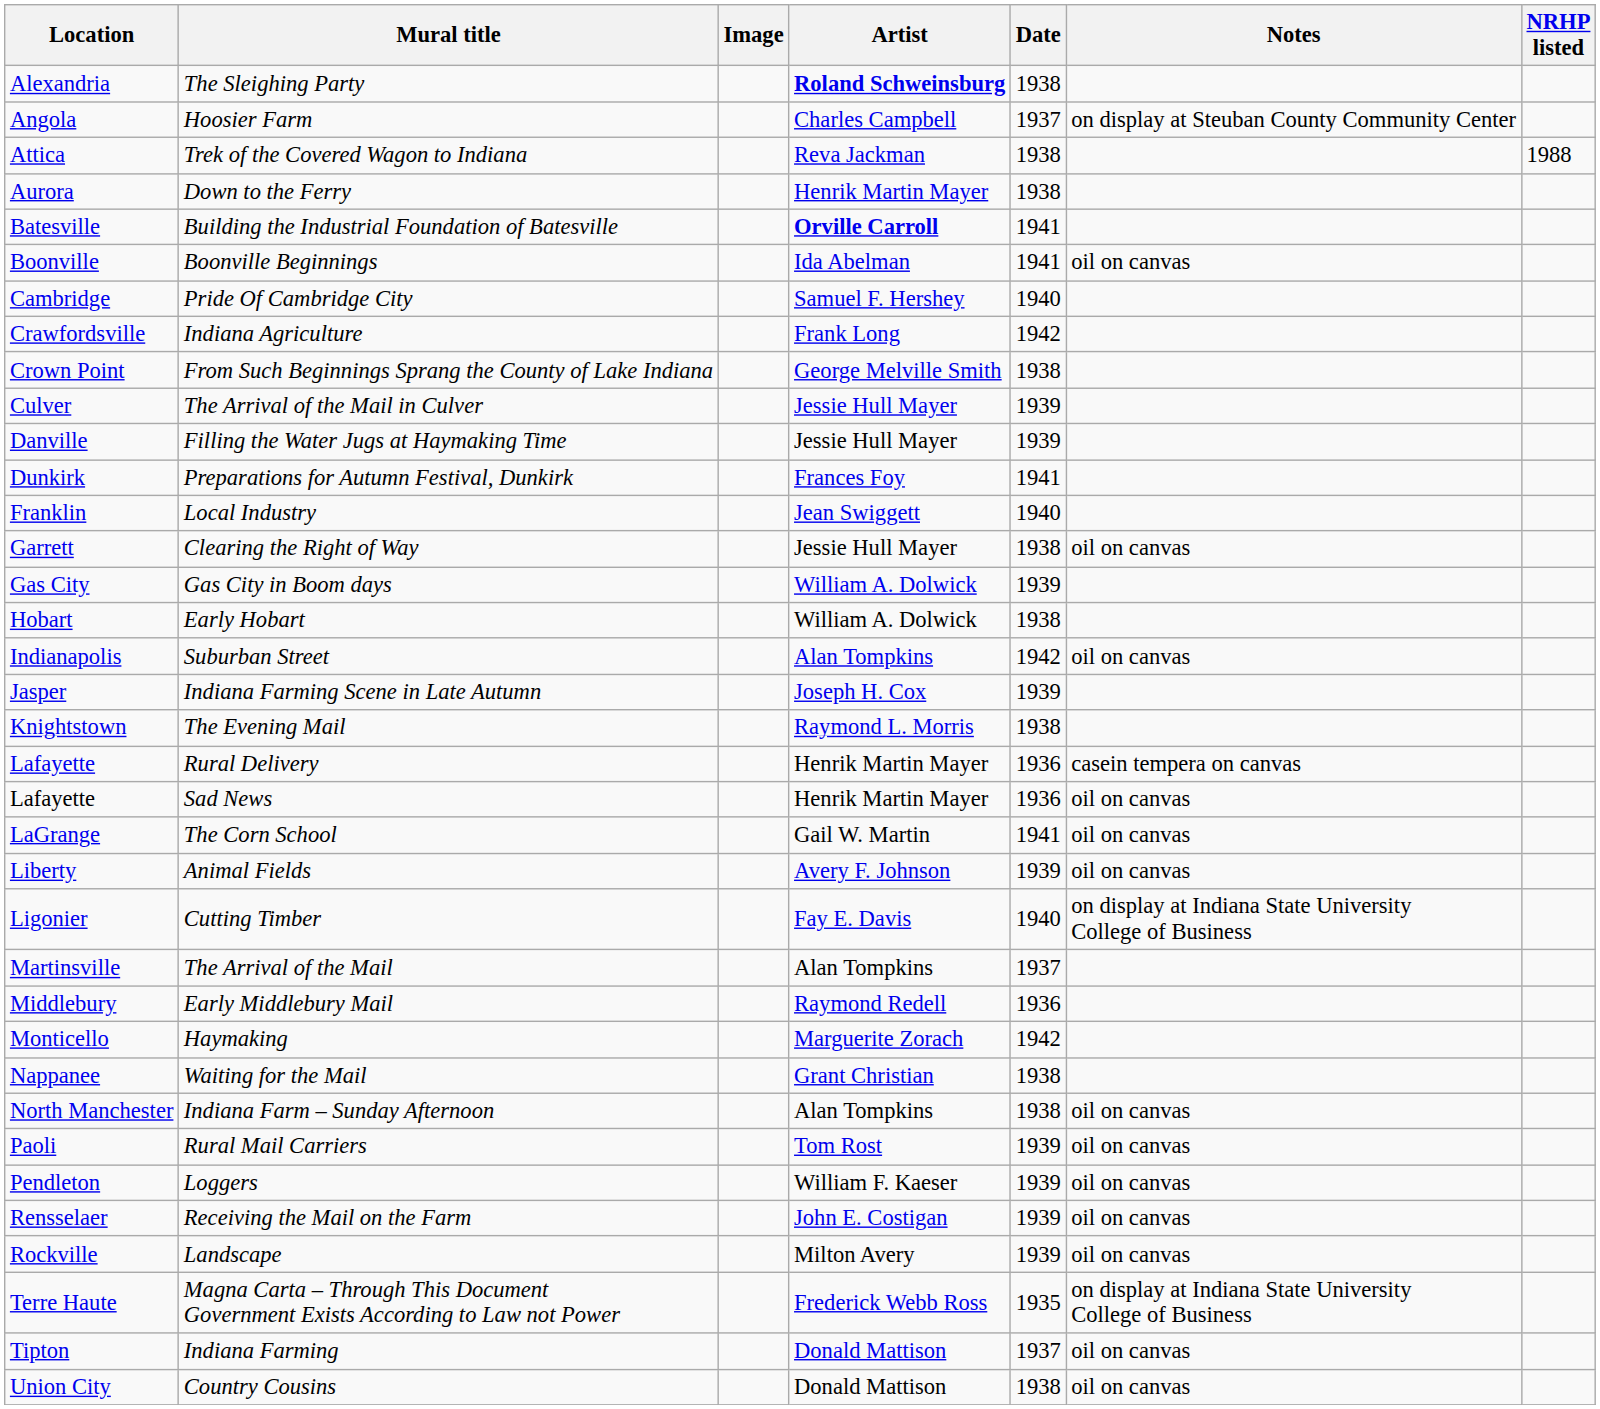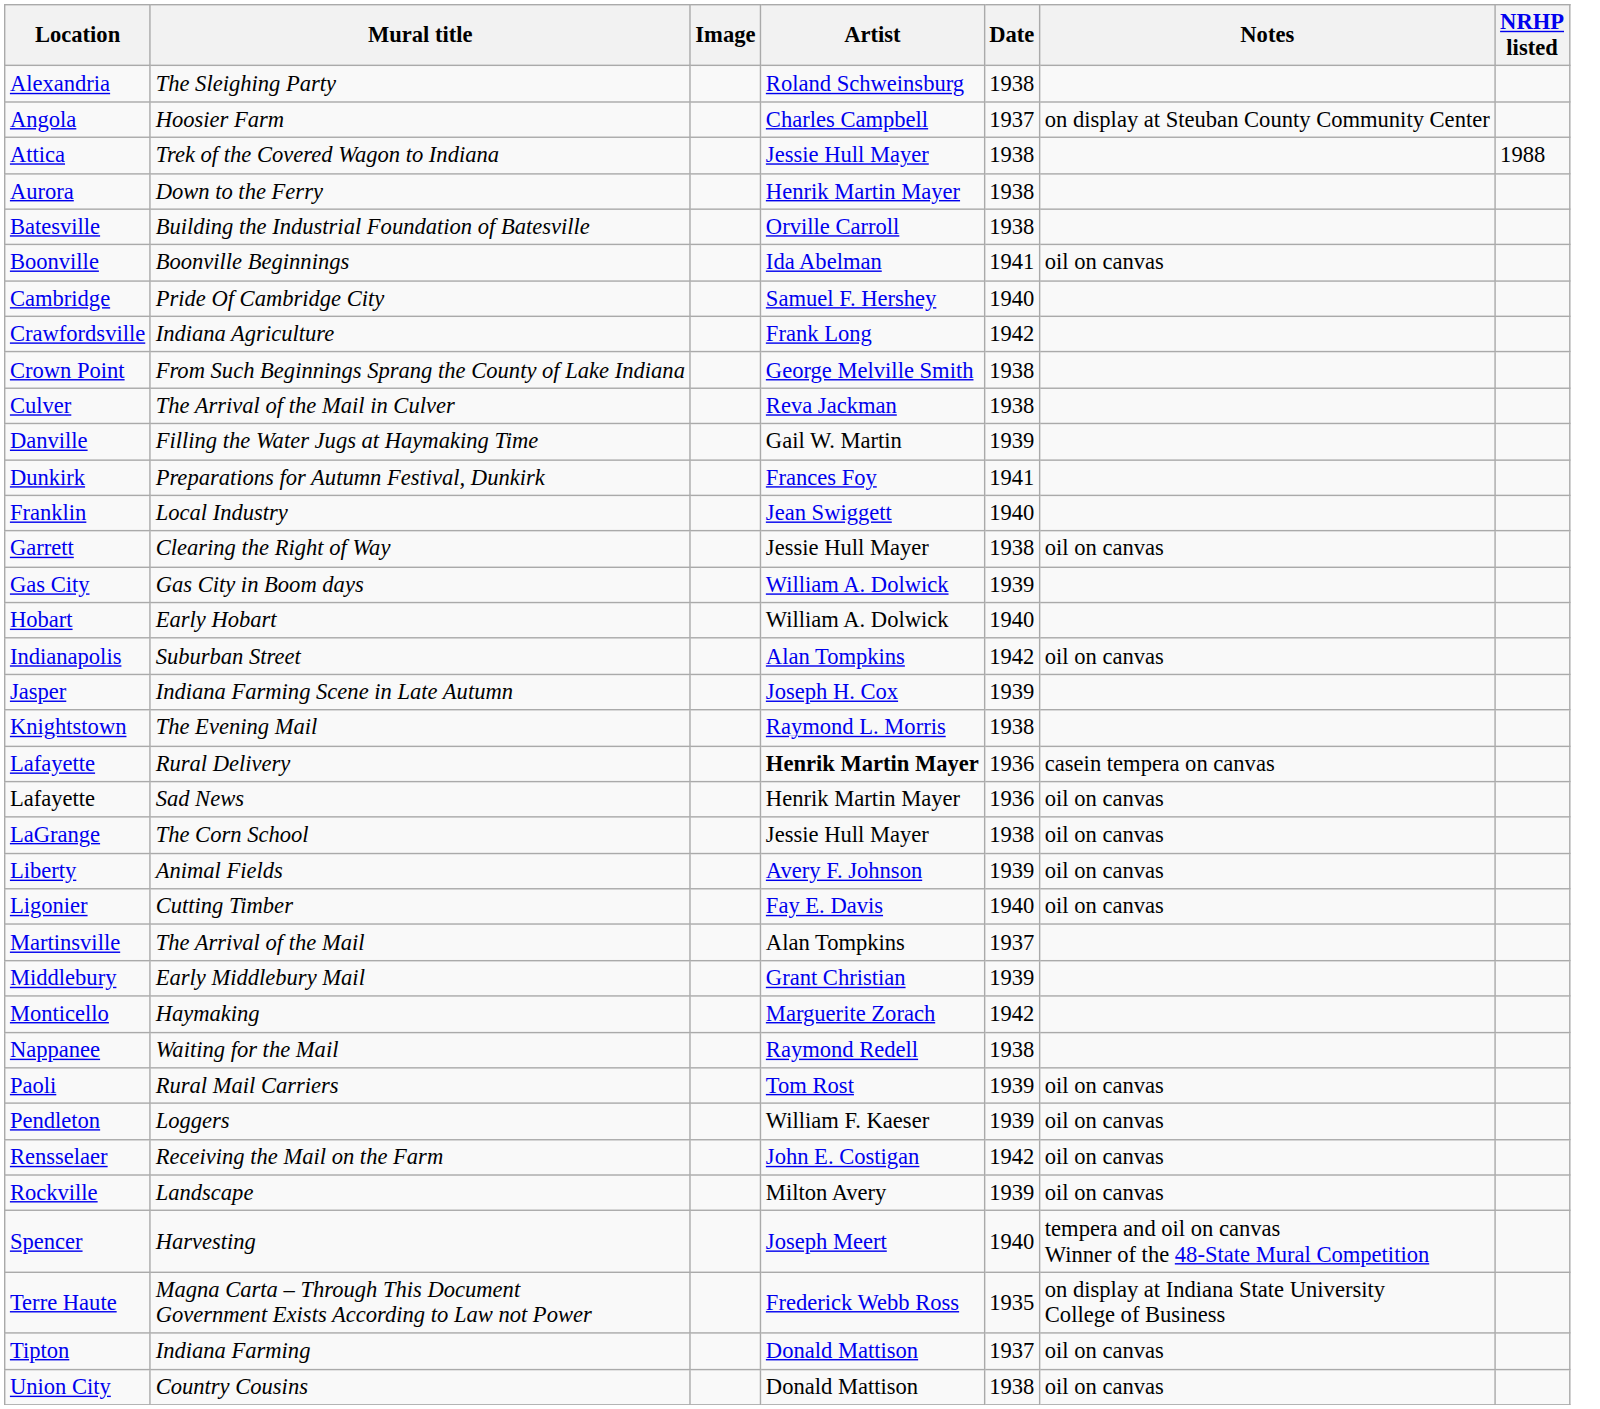(900, 83) bold -> (865, 83) normal
(860, 155) Reva Jackman -> (847, 155) Jessie Hull Mayer
(866, 226) bold -> (833, 226) normal
(1038, 226) 1941 -> (1012, 226) 1938
(875, 405) Jessie Hull Mayer -> (831, 405) Reva Jackman
(1038, 405) 1939 -> (1012, 405) 1938
(875, 441) Jessie Hull Mayer -> (834, 441) Gail W. Martin
(1038, 620) 1938 -> (1012, 620) 1940
(891, 763) normal -> (872, 763) bold
(862, 834) Gail W. Martin -> (847, 834) Jessie Hull Mayer
(1038, 834) 1941 -> (1012, 834) 1938
(1241, 919) on display at Indiana State University College of Business -> (1104, 906) oil on canvas
(870, 1003) Raymond Redell -> (836, 978) Grant Christian
(1038, 1003) 1936 -> (1012, 978) 1939
(864, 1074) Grant Christian -> (842, 1049) Raymond Redell
- row: (339, 1110)
(1038, 1218) 1939 -> (1012, 1156) 1942
+ row: (206, 1241)
